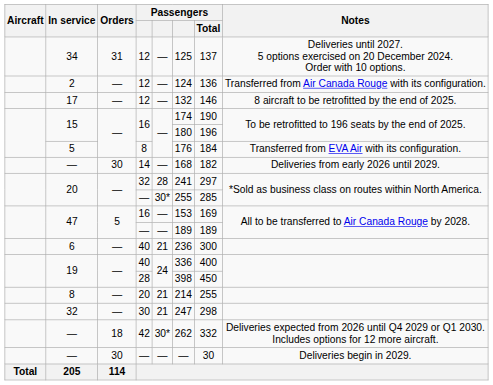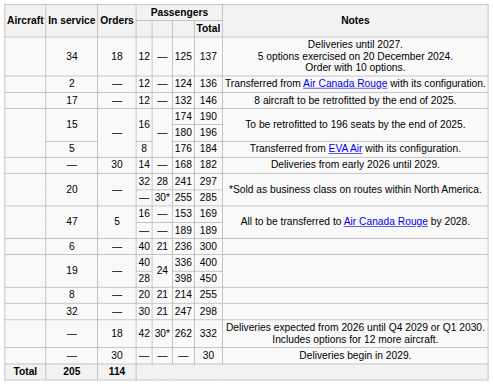(117, 56) 31 -> (117, 56) 18
